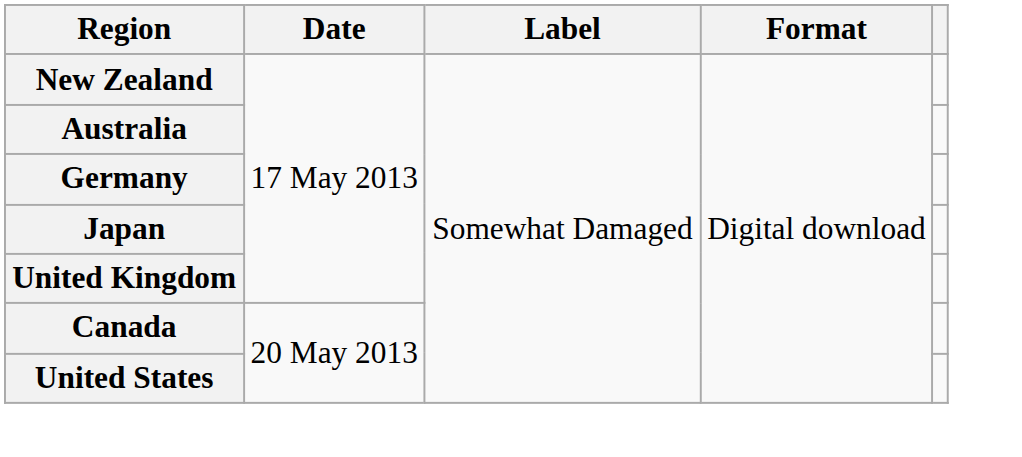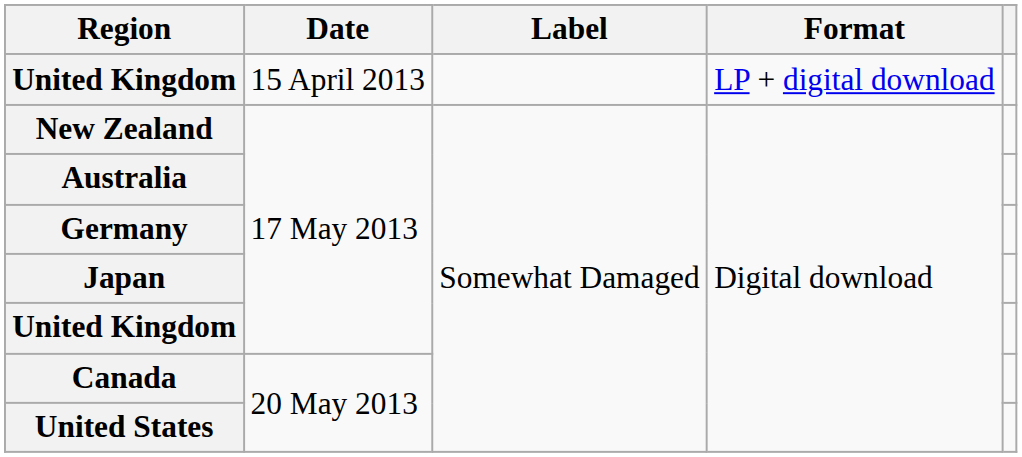+ row: (124, 79)
